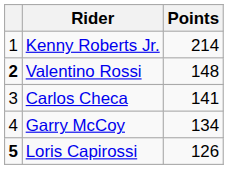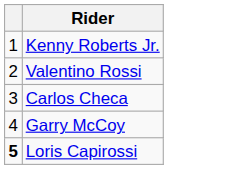- column: (193, 18)
(13, 72) bold -> (13, 72) normal
